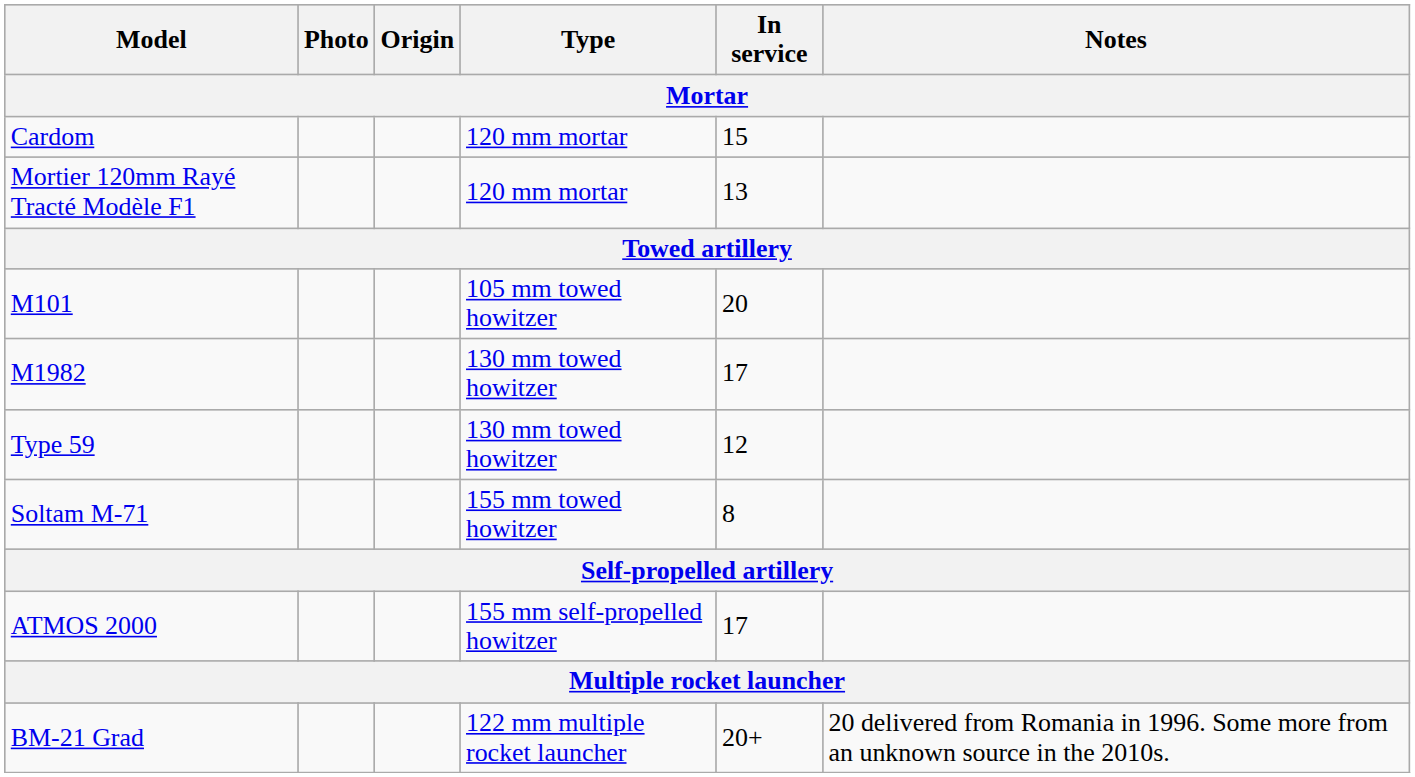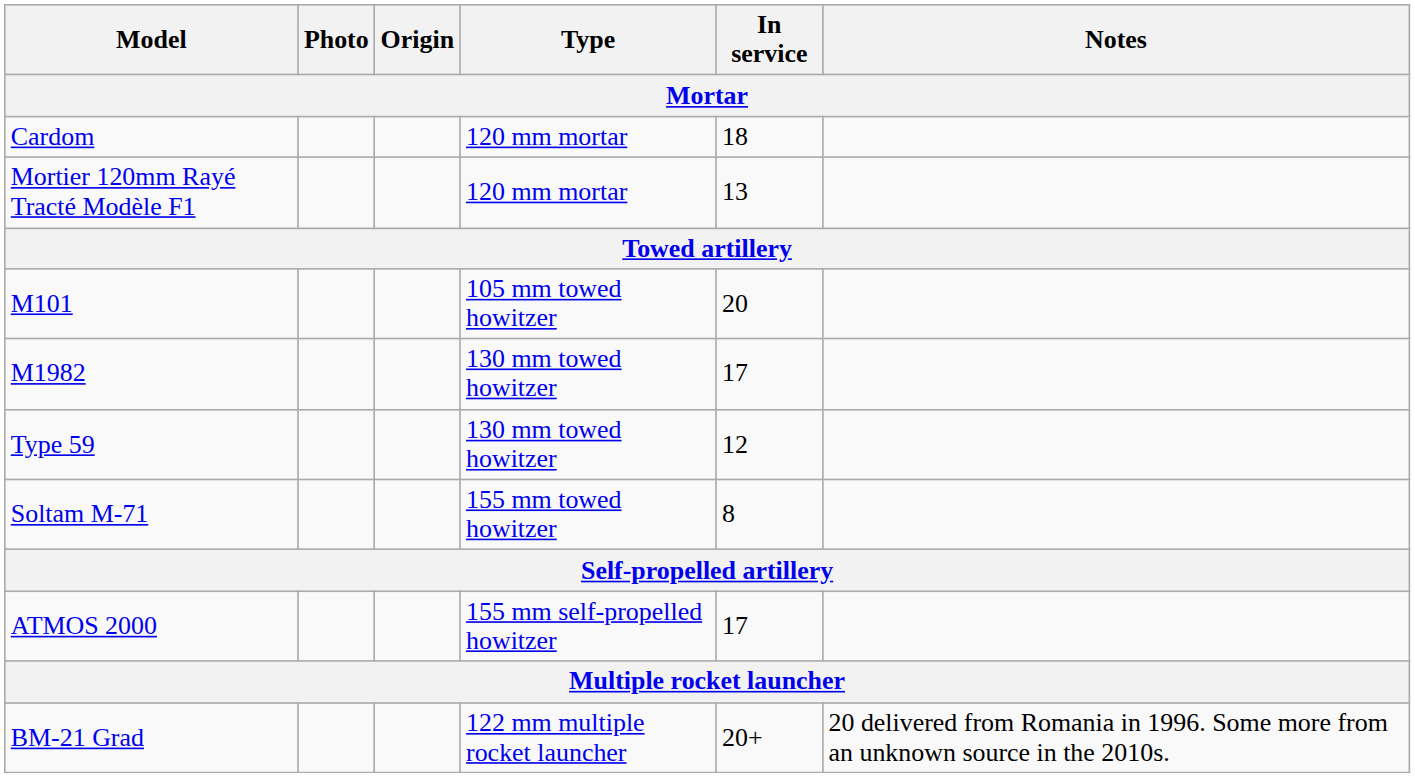(735, 136) 15 -> (735, 136) 18
